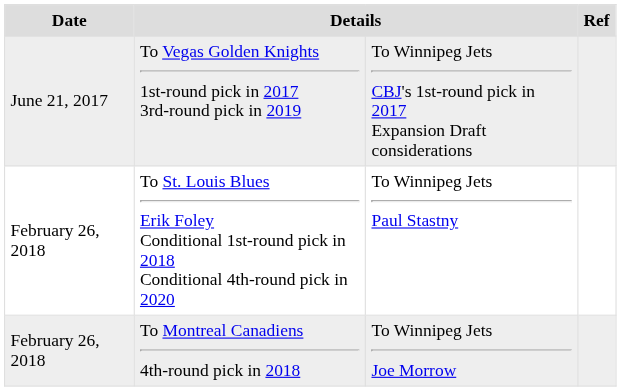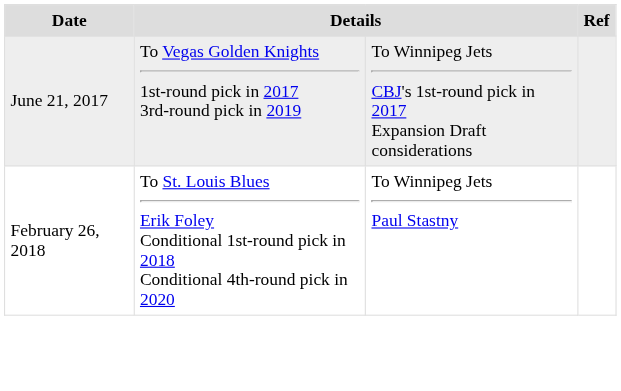- row: (250, 350)
